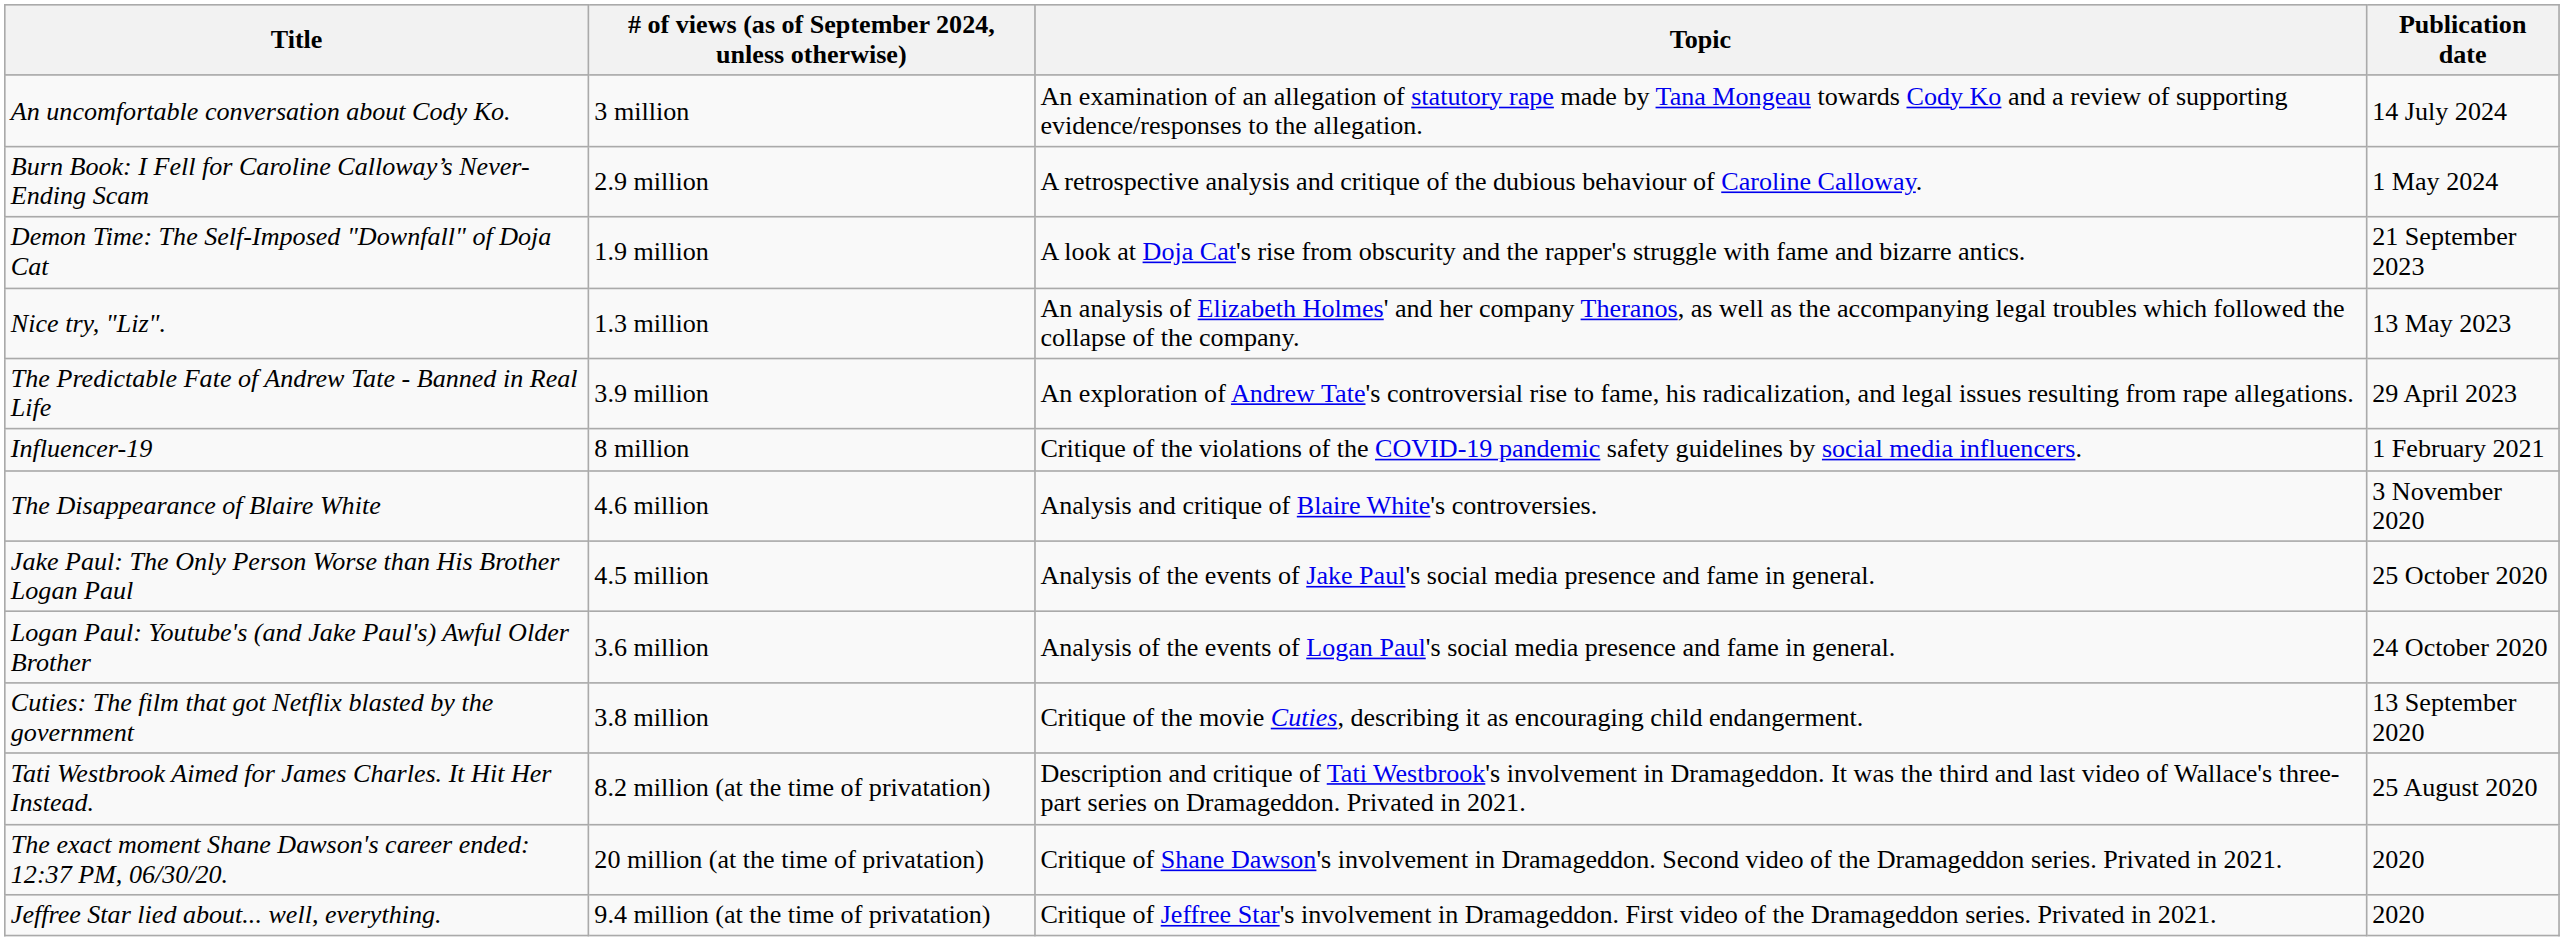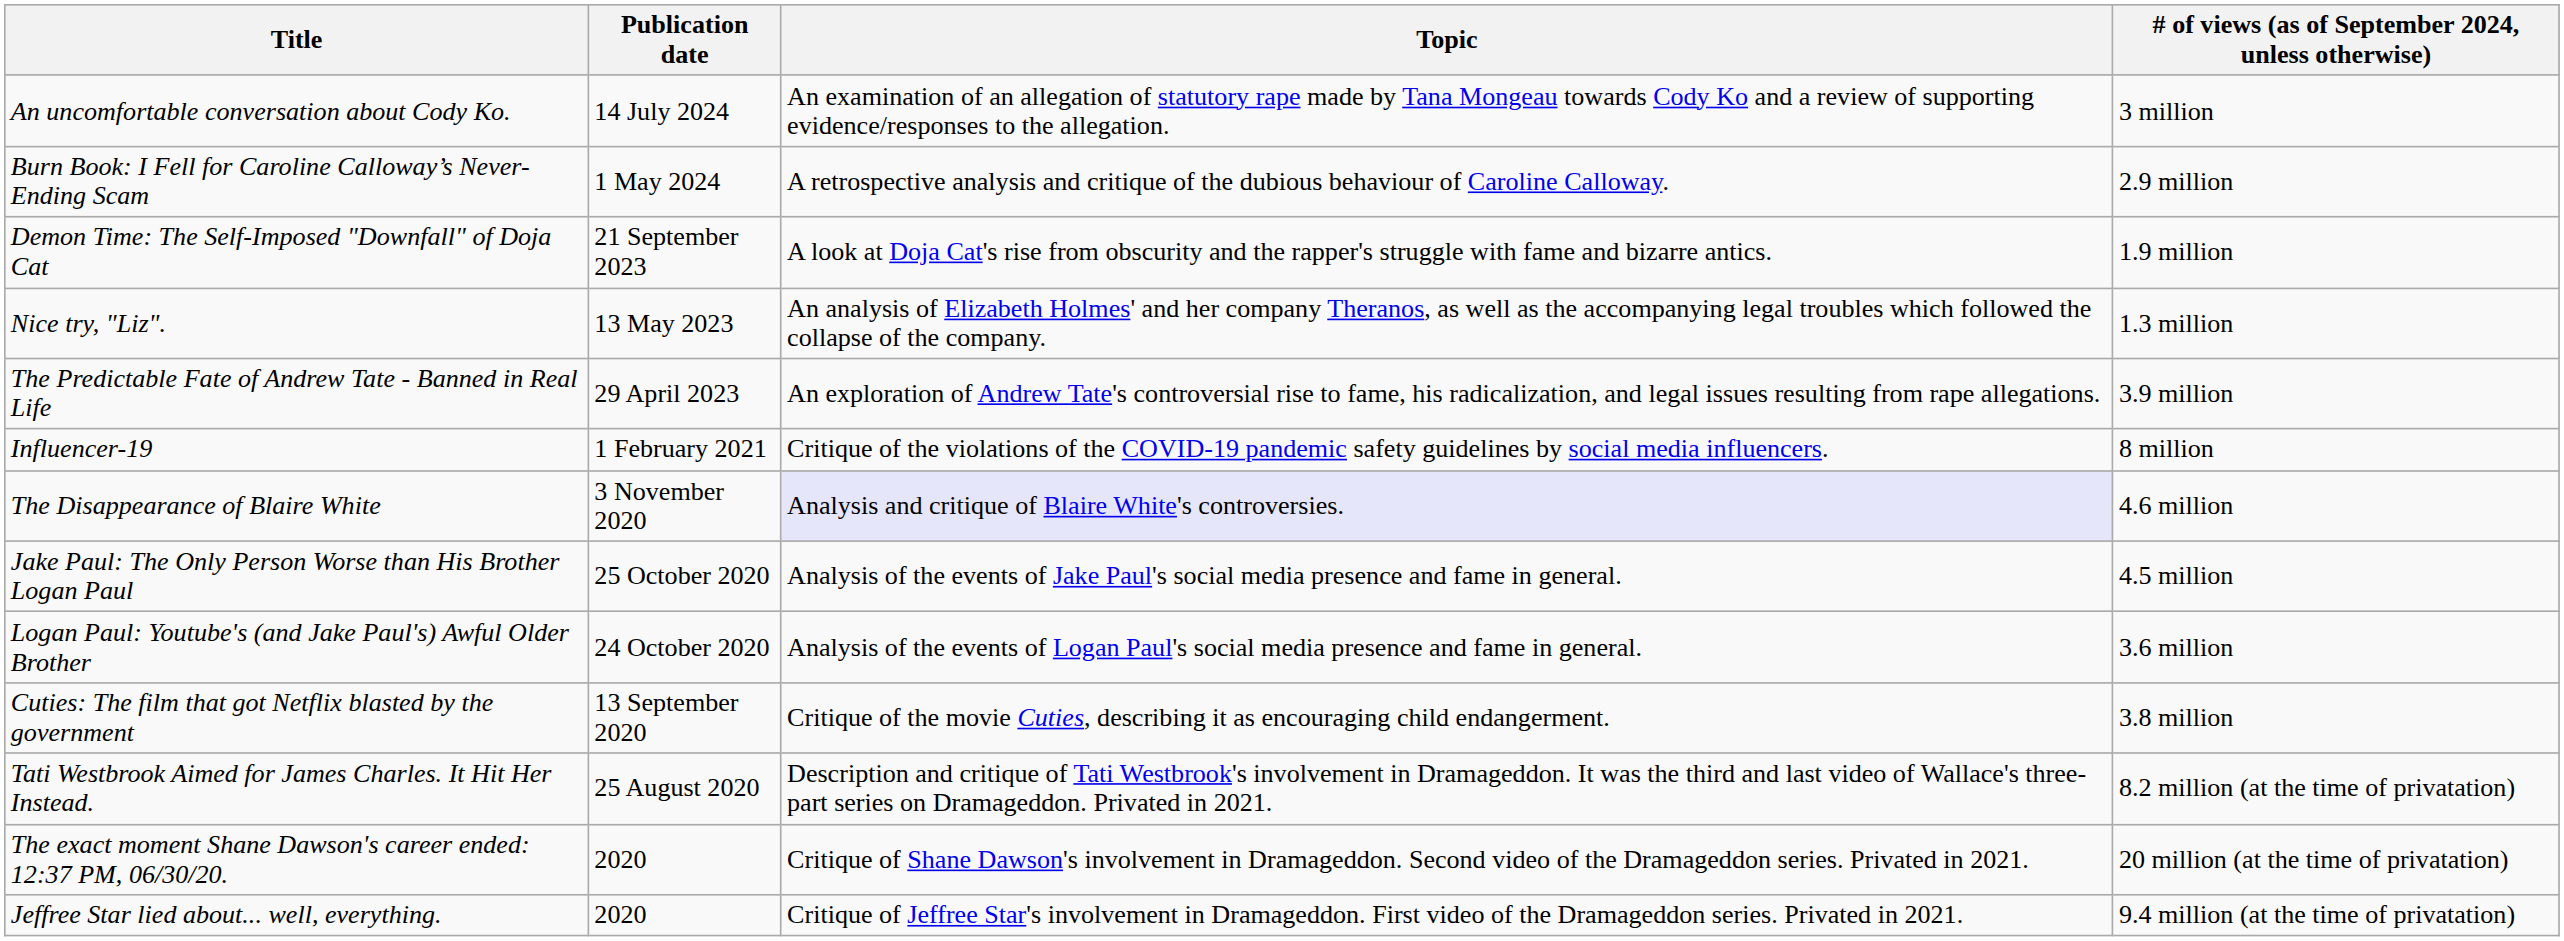columns swapped: (2463, 39) <-> (811, 39)
(1319, 505) no background -> (1065, 505) lavender background
